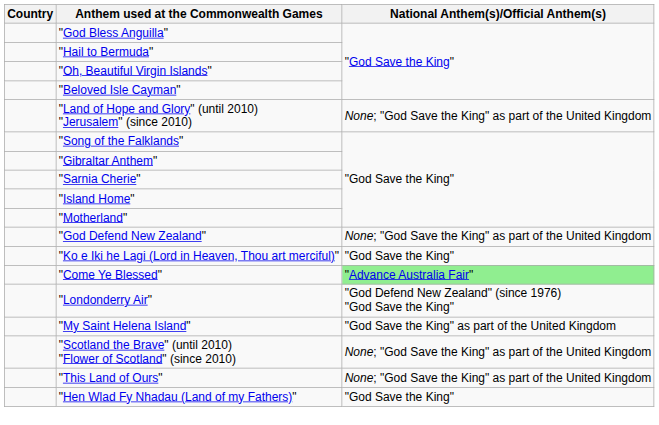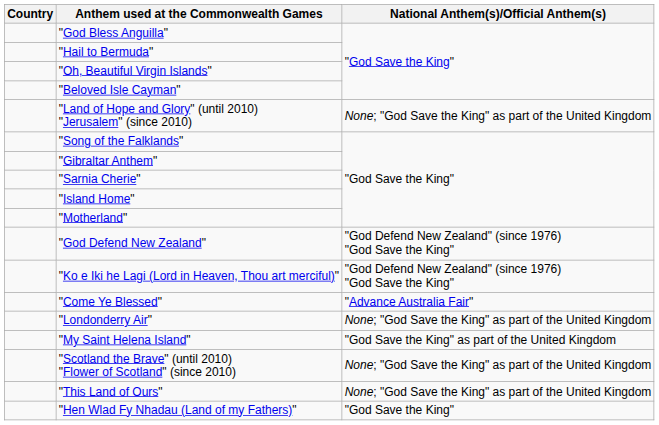(498, 236) None; "God Save the King" as part of the United Kingdom -> (453, 243) "God Defend New Zealand" (since 1976) "God Save the King"
(399, 255) "God Save the King" -> (453, 276) "God Defend New Zealand" (since 1976) "God Save the King"
(409, 274) lightgreen background -> (409, 301) no background
(453, 300) "God Defend New Zealand" (since 1976) "God Save the King" -> (498, 320) None; "God Save the King" as part of the United Kingdom
